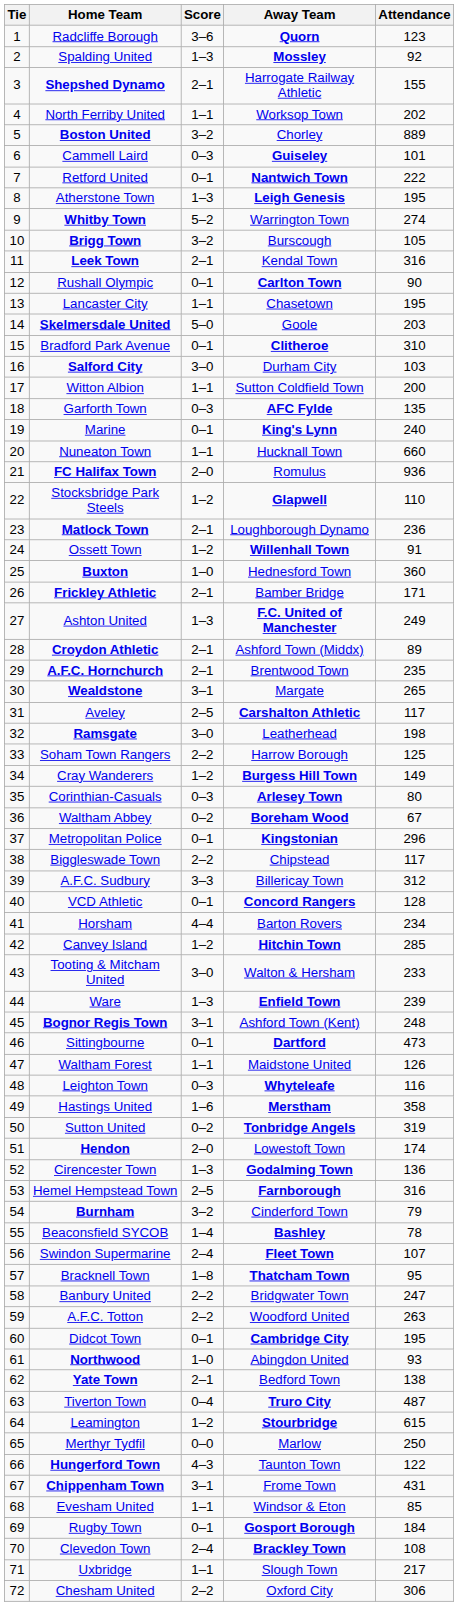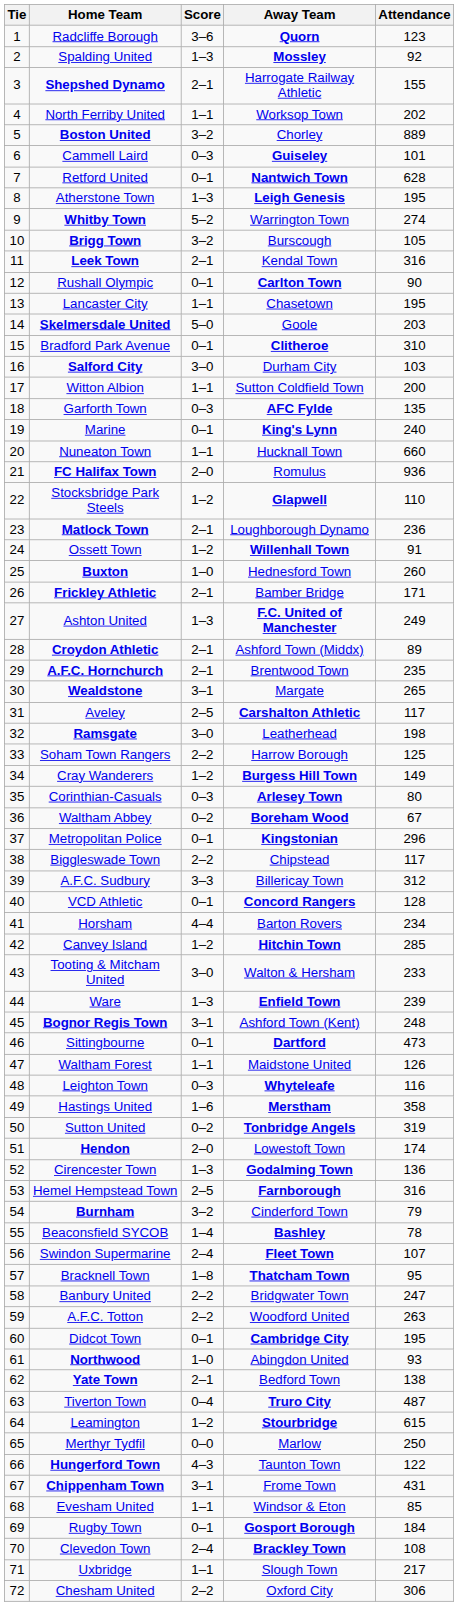(414, 177) 222 -> (414, 177) 628
(414, 571) 360 -> (414, 571) 260
